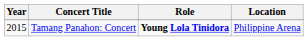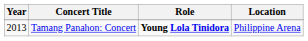(17, 28) 2015 -> (17, 28) 2013
